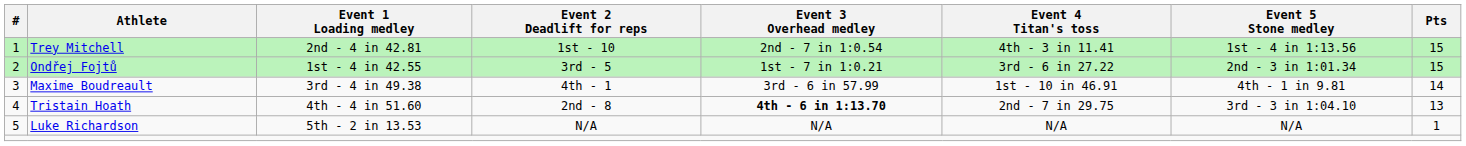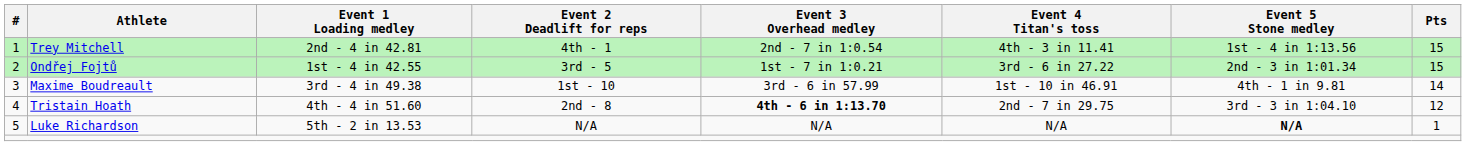(586, 47) 1st - 10 -> (586, 47) 4th - 1
(586, 86) 4th - 1 -> (586, 86) 1st - 10
(1436, 106) 13 -> (1436, 106) 12
(1291, 125) normal -> (1291, 125) bold
